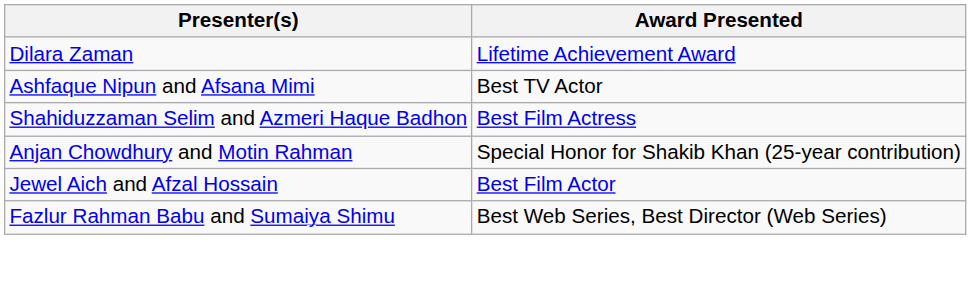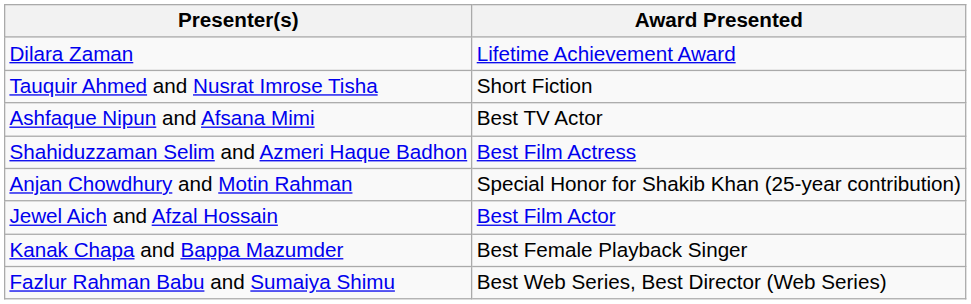+ row: (194, 86)
+ row: (176, 250)
